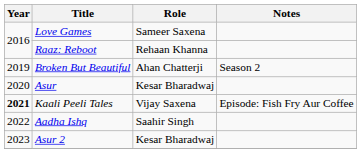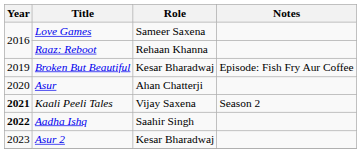(169, 67) Ahan Chatterji -> (175, 67) Kesar Bharadwaj
(240, 67) Season 2 -> (287, 67) Episode: Fish Fry Aur Coffee
(175, 85) Kesar Bharadwaj -> (169, 85) Ahan Chatterji
(287, 103) Episode: Fish Fry Aur Coffee -> (240, 103) Season 2
(18, 121) normal -> (18, 121) bold
